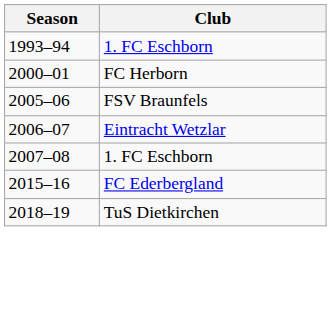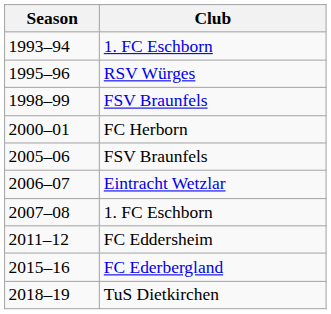+ row: (39, 73)
+ row: (39, 101)
+ row: (39, 239)
